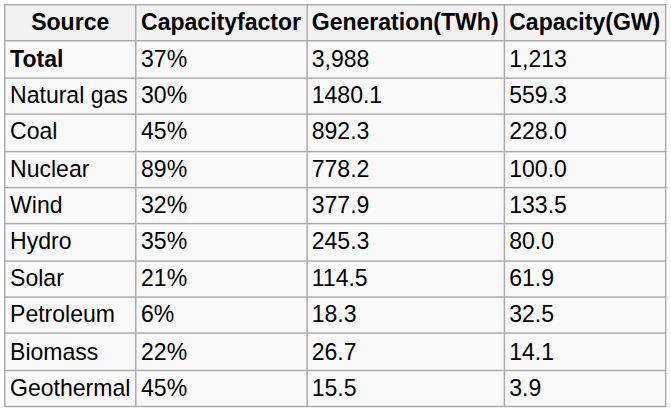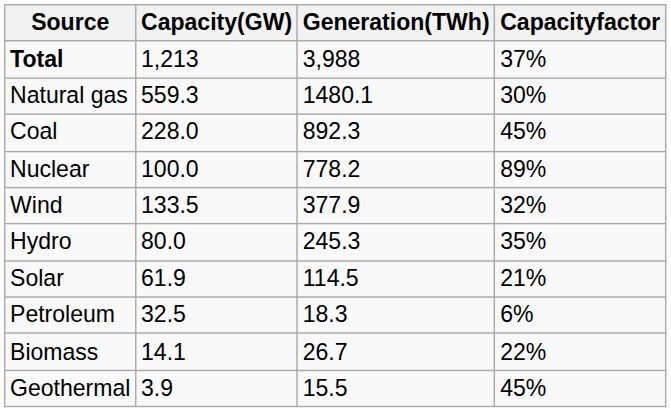columns swapped: (585, 22) <-> (221, 22)
